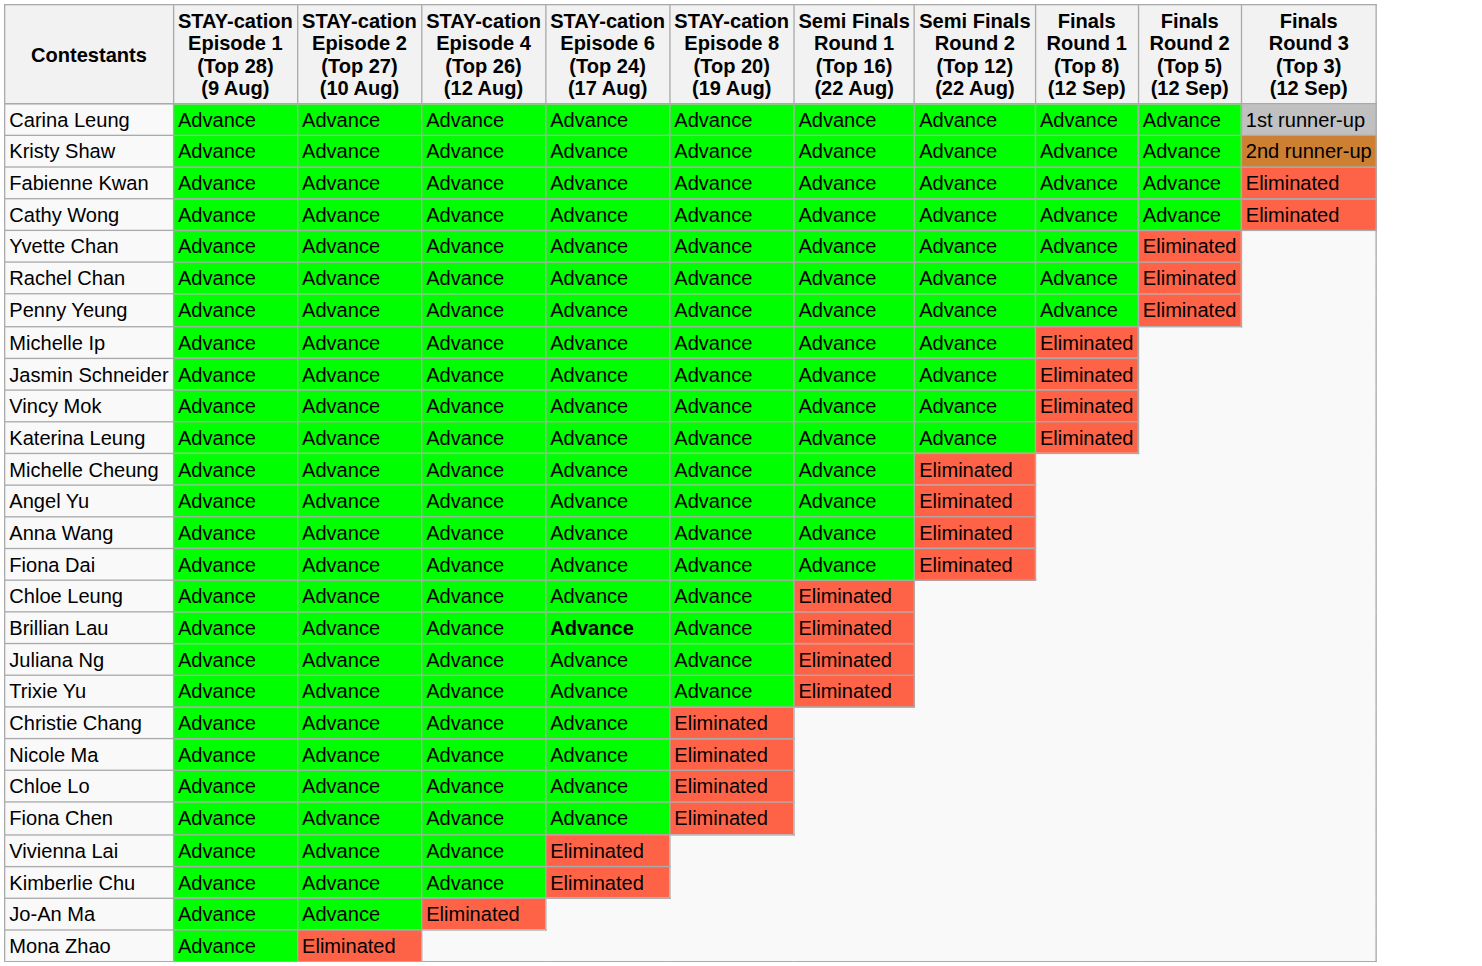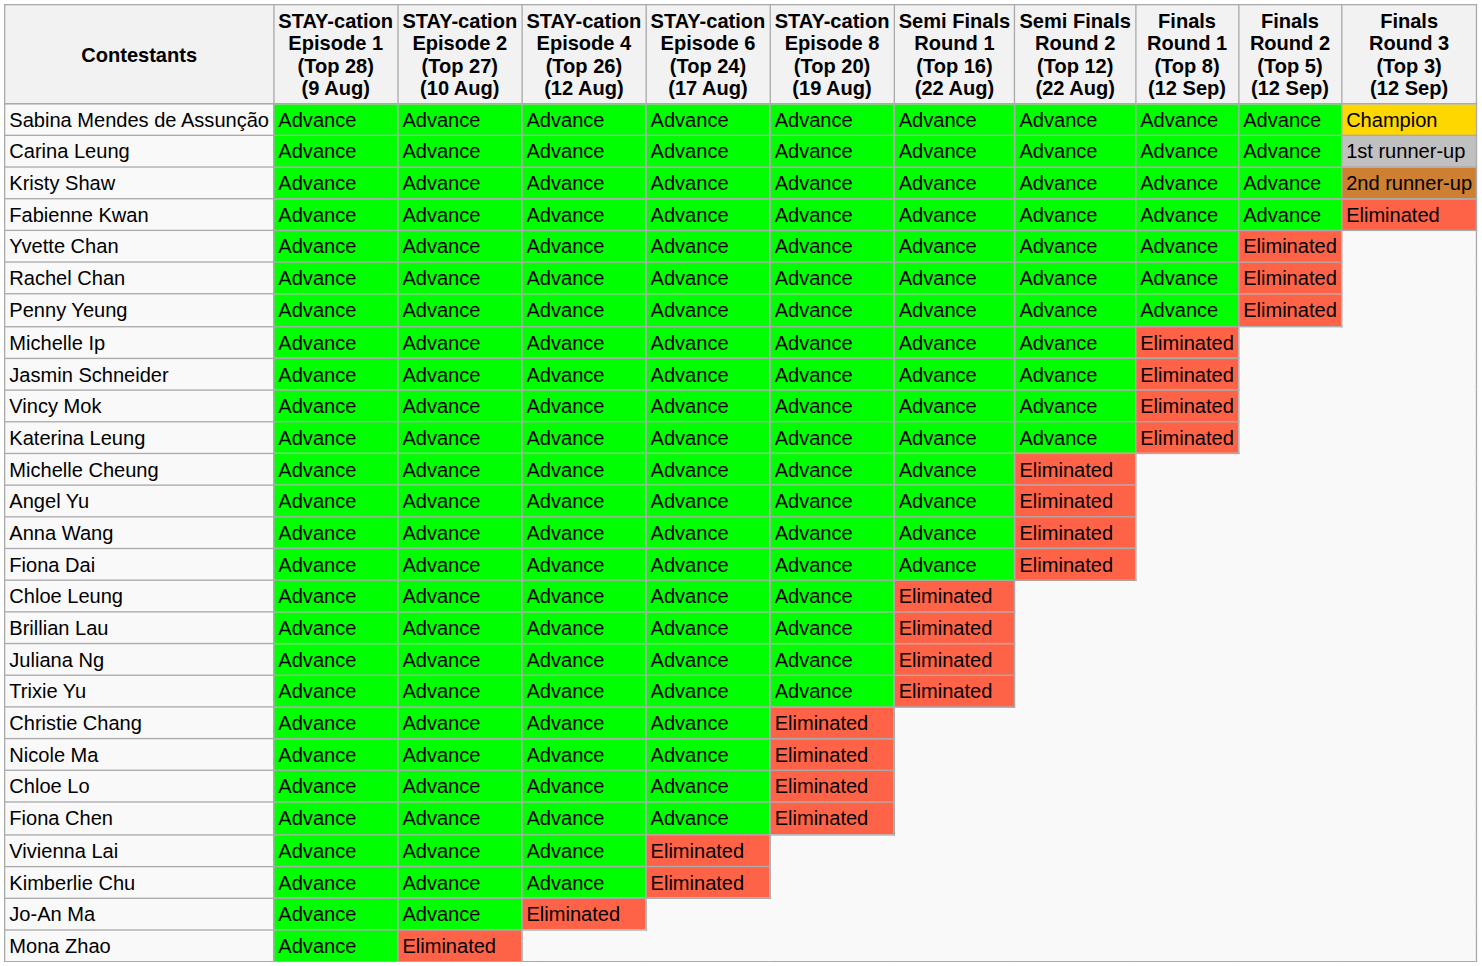+ row: (139, 120)
- row: (64, 215)
(592, 628) bold -> (690, 628) normal
